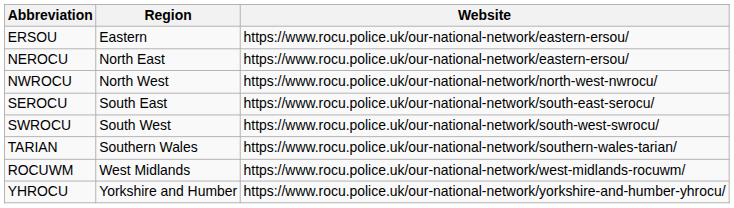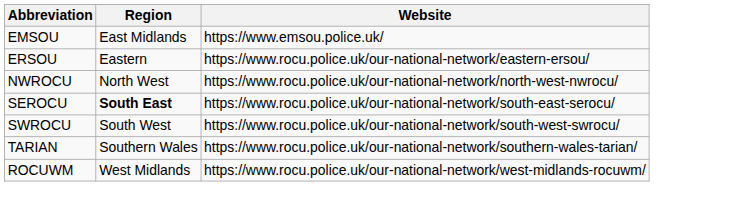+ row: (33, 37)
- row: (38, 59)
(133, 103) normal -> (135, 103) bold
- row: (38, 192)
